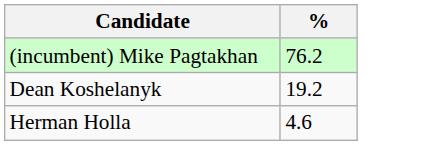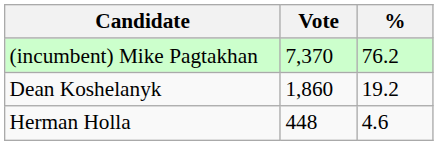+ column: (319, 21)
